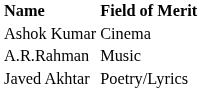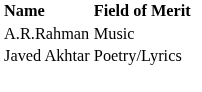- row: (50, 33)
